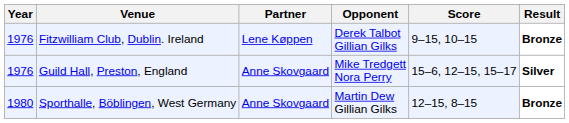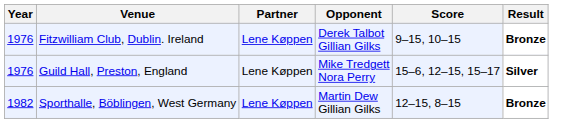(285, 71) Anne Skovgaard -> (277, 71) Lene Køppen
(20, 103) 1980 -> (20, 103) 1982
(285, 103) Anne Skovgaard -> (277, 103) Lene Køppen
